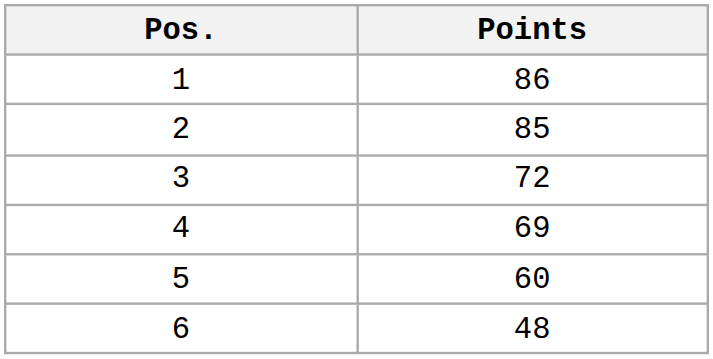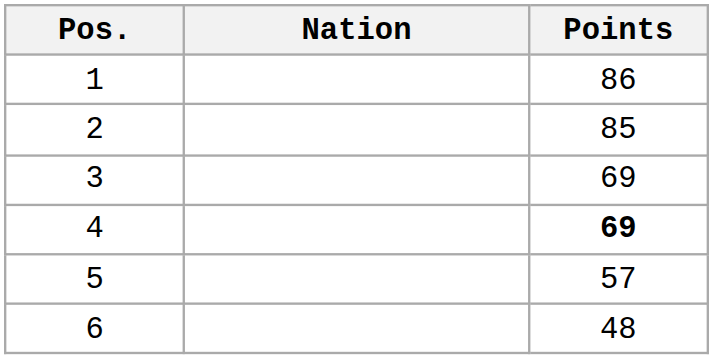+ column: (356, 30)
(532, 179) 72 -> (618, 179) 69
(532, 229) normal -> (618, 229) bold
(532, 279) 60 -> (618, 279) 57
